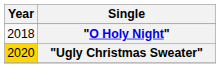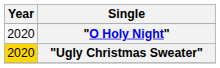(21, 33) 2018 -> (21, 33) 2020
